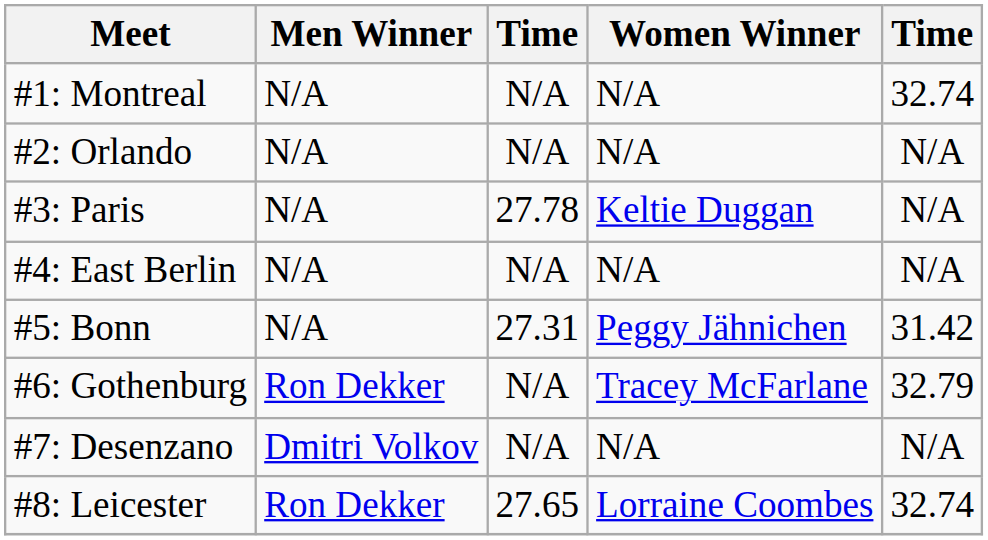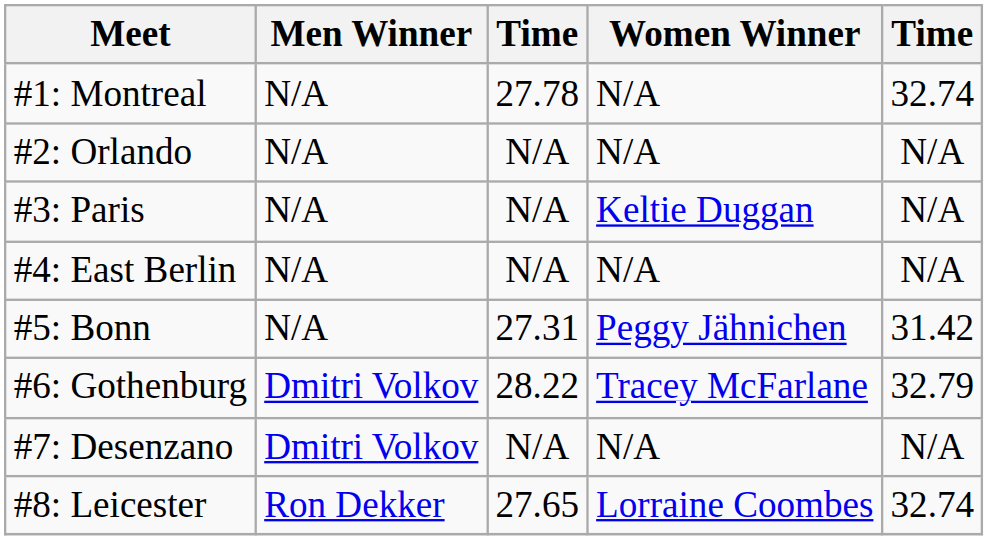(537, 92) N/A -> (537, 92) 27.78
(537, 210) 27.78 -> (537, 210) N/A
(354, 387) Ron Dekker -> (371, 387) Dmitri Volkov
(537, 387) N/A -> (537, 387) 28.22
